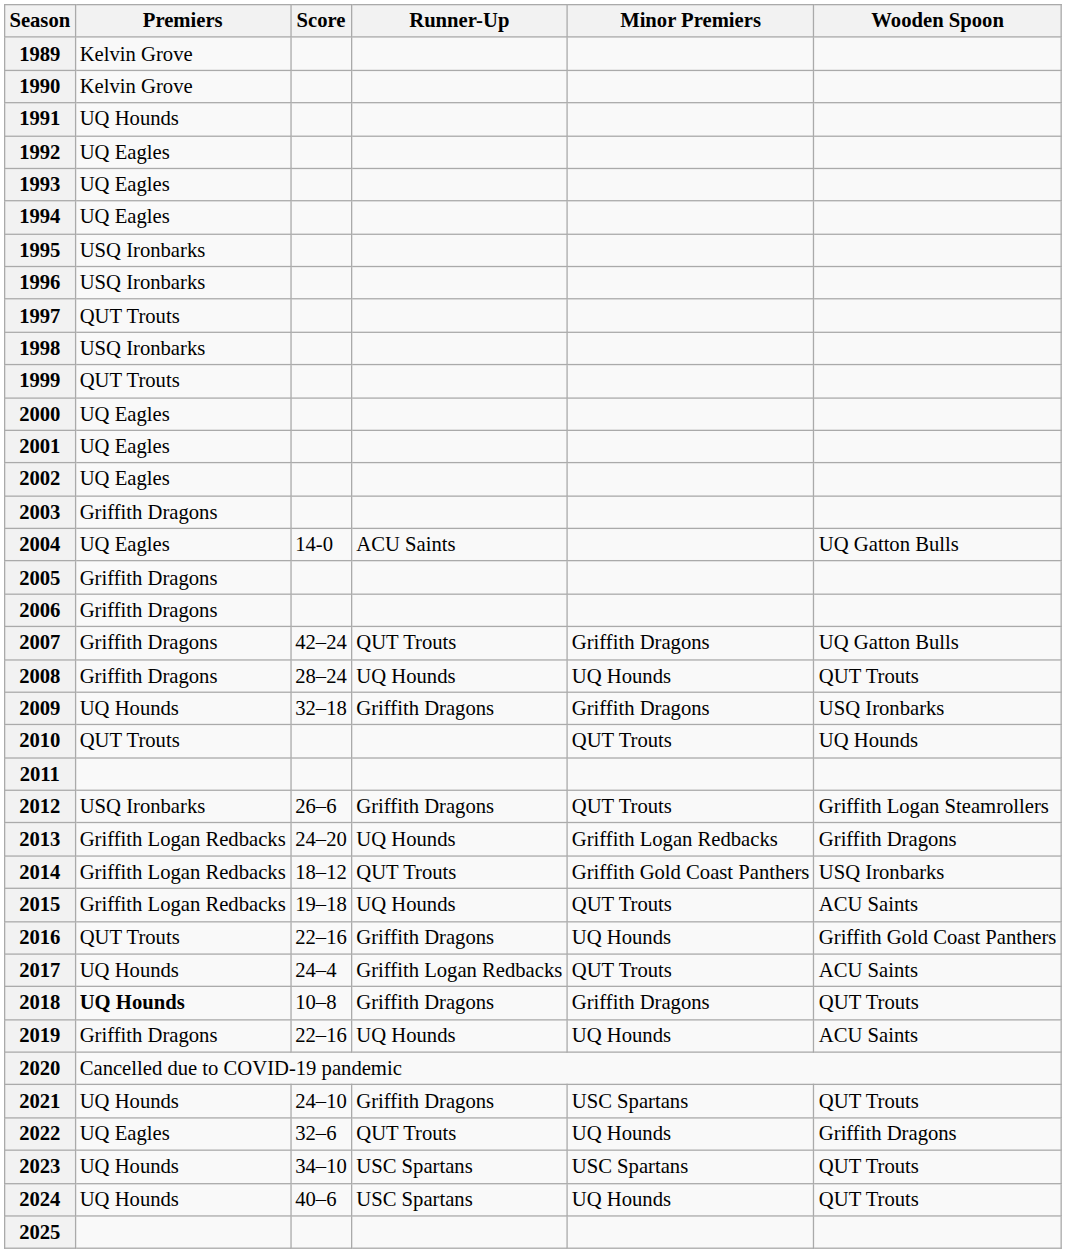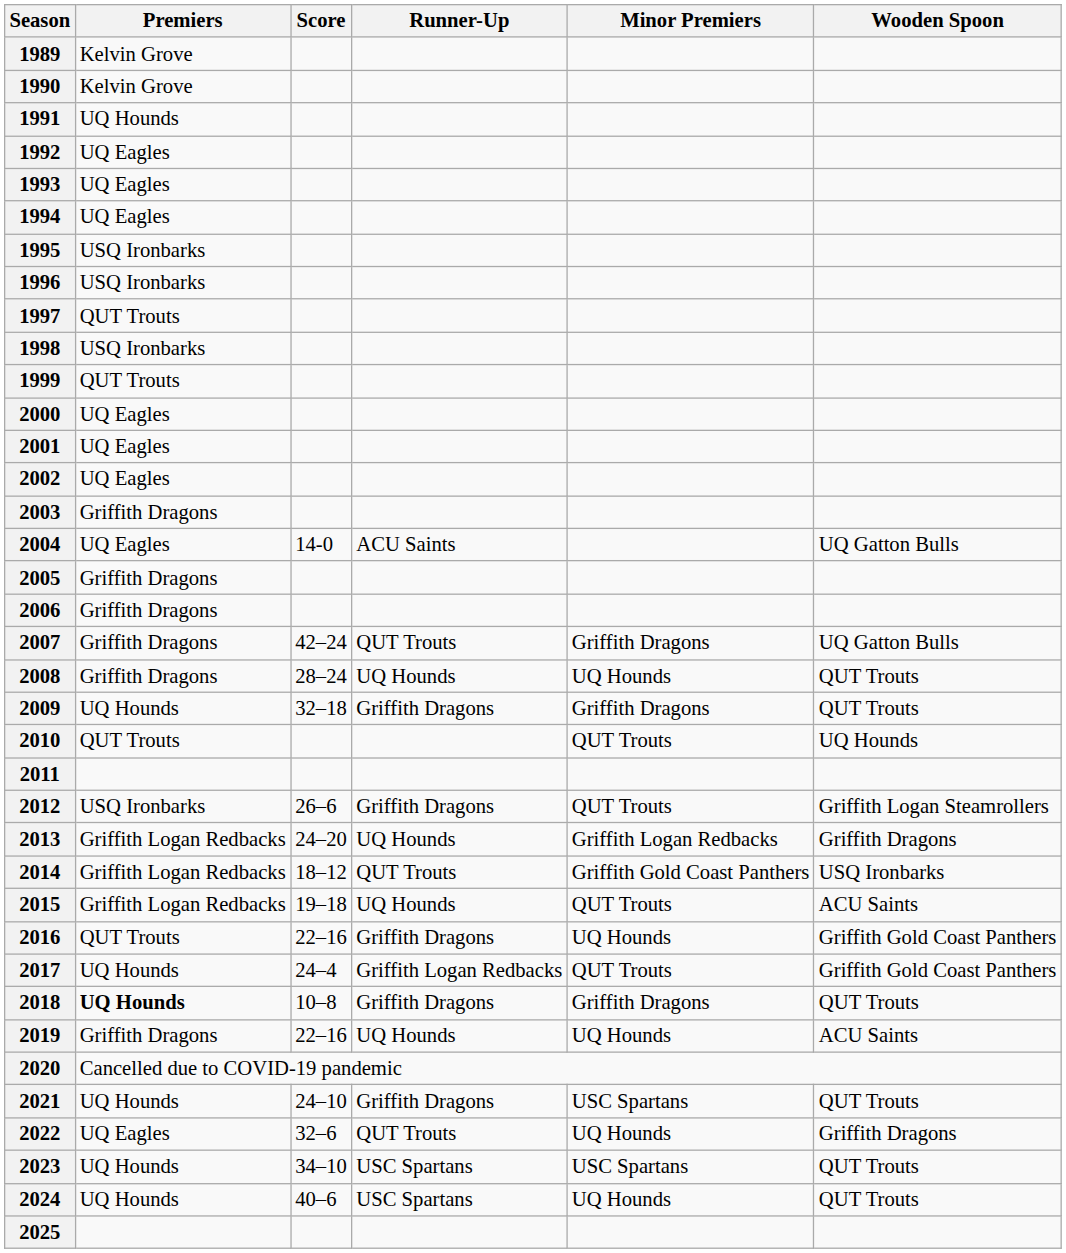(882, 708) USQ Ironbarks -> (869, 708) QUT Trouts
(868, 970) ACU Saints -> (938, 970) Griffith Gold Coast Panthers
